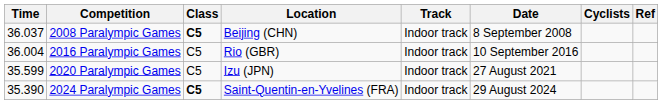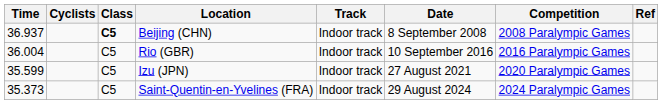columns swapped: (607, 14) <-> (115, 14)
(25, 33) 36.037 -> (25, 33) 36.937
(25, 90) 35.390 -> (25, 90) 35.373
(194, 90) bold -> (109, 90) normal
